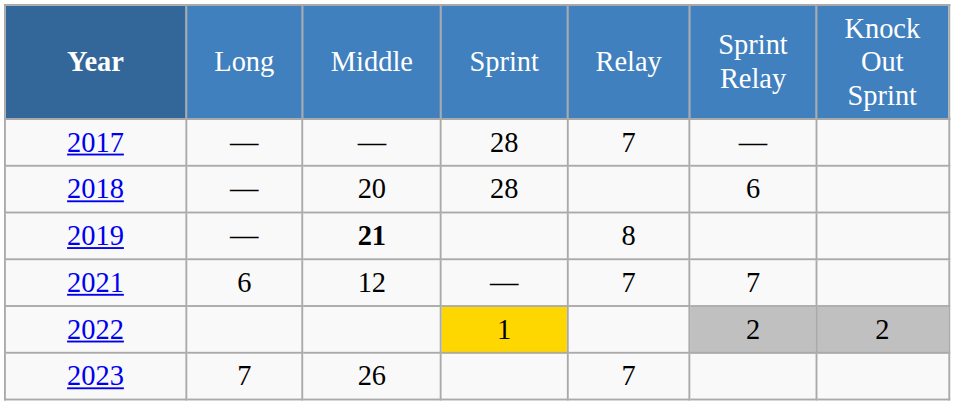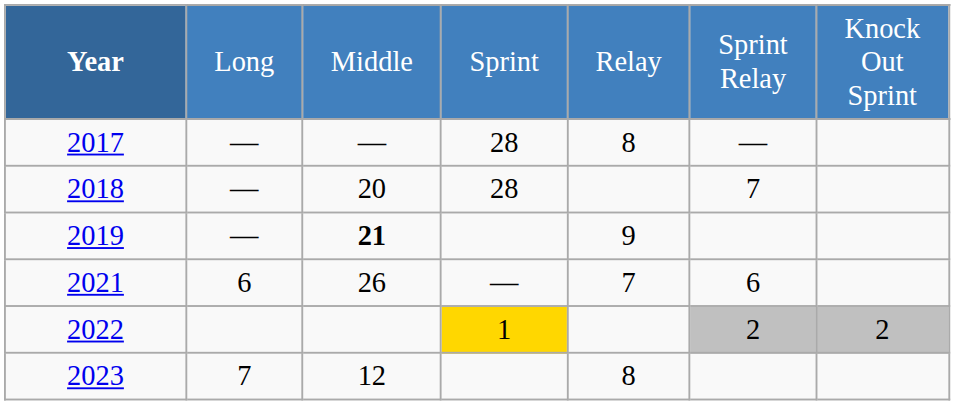(629, 142) 7 -> (629, 142) 8
(753, 189) 6 -> (753, 189) 7
(629, 236) 8 -> (629, 236) 9
(372, 282) 12 -> (372, 282) 26
(753, 282) 7 -> (753, 282) 6
(372, 376) 26 -> (372, 376) 12
(629, 376) 7 -> (629, 376) 8
